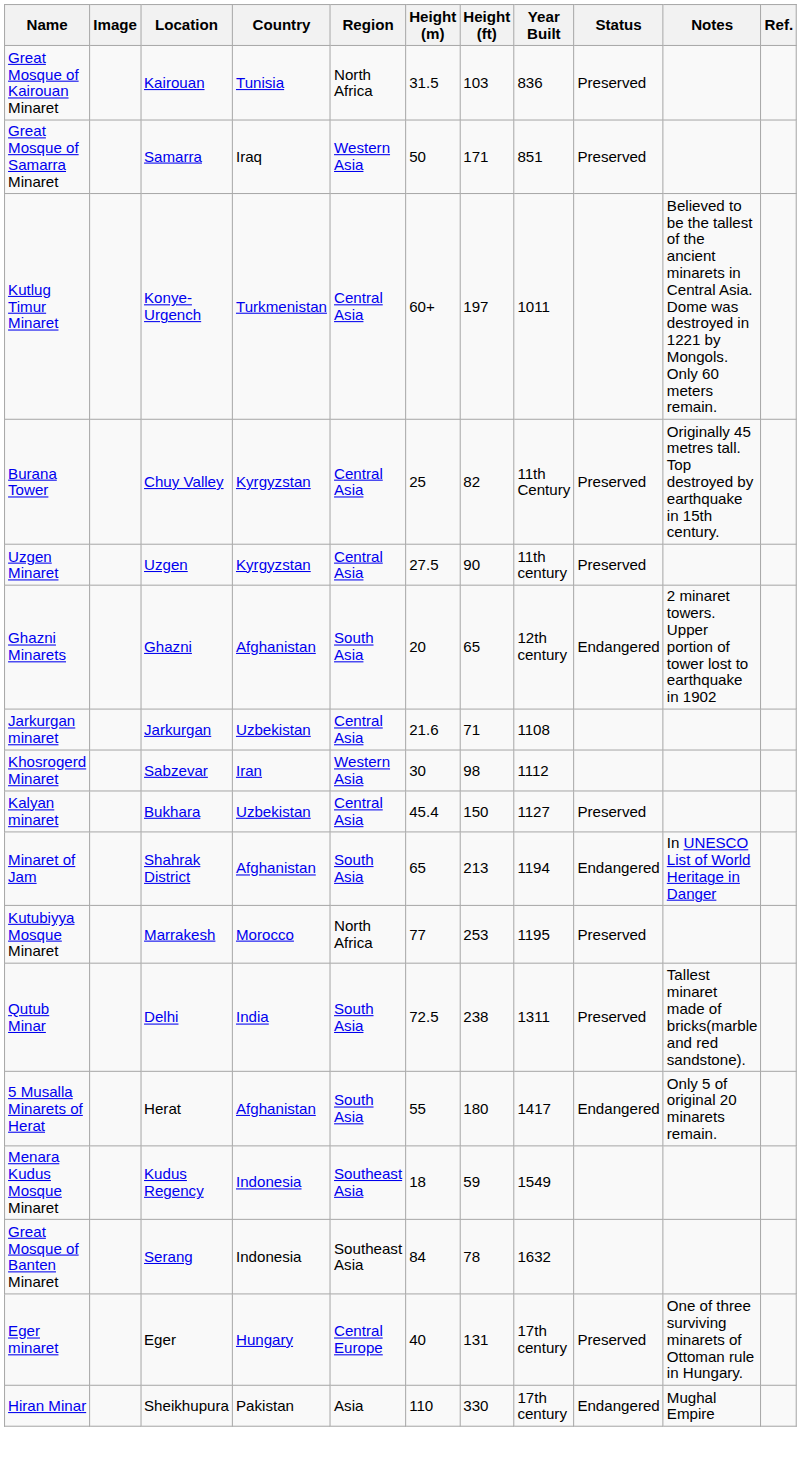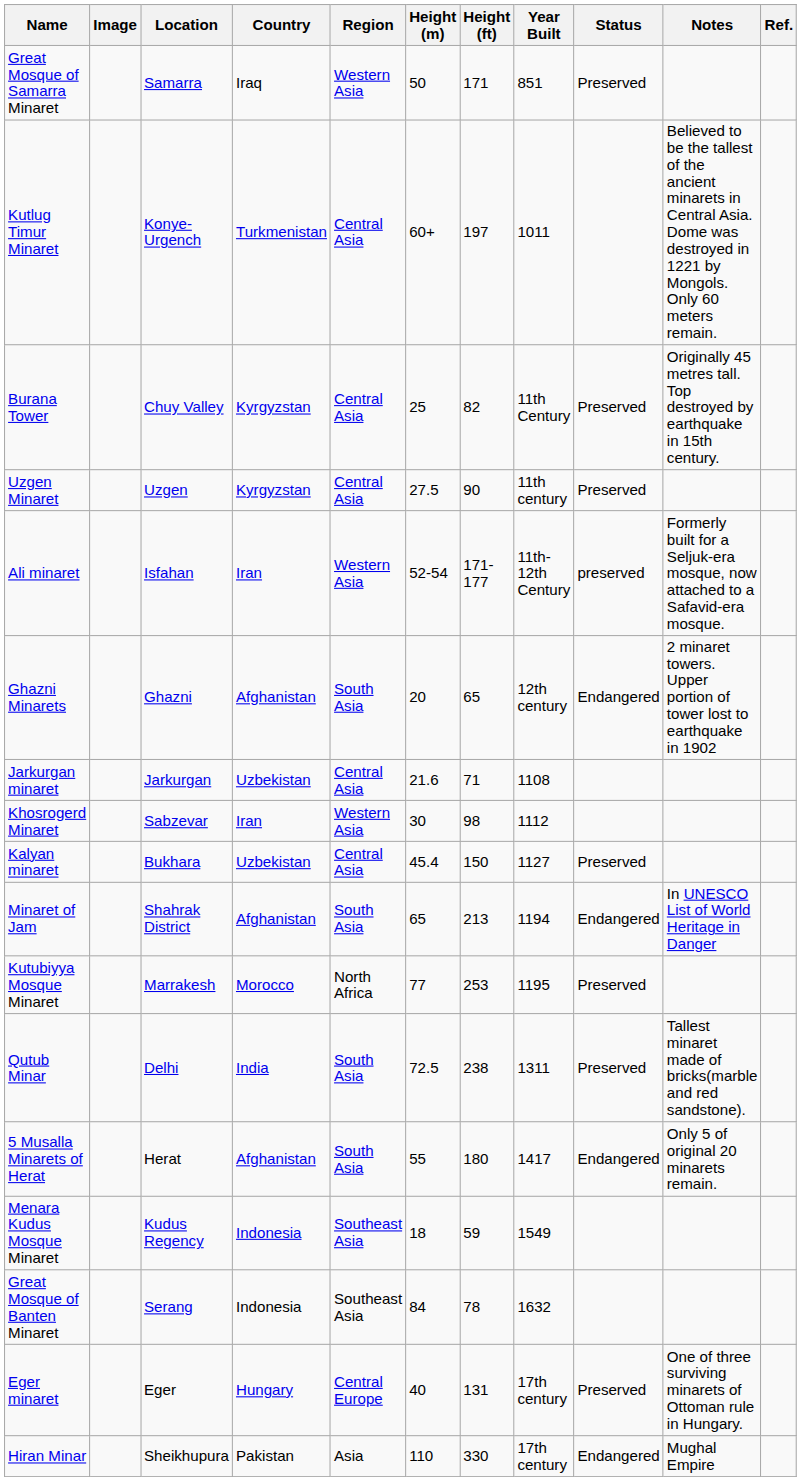- row: (43, 83)
+ row: (44, 573)
